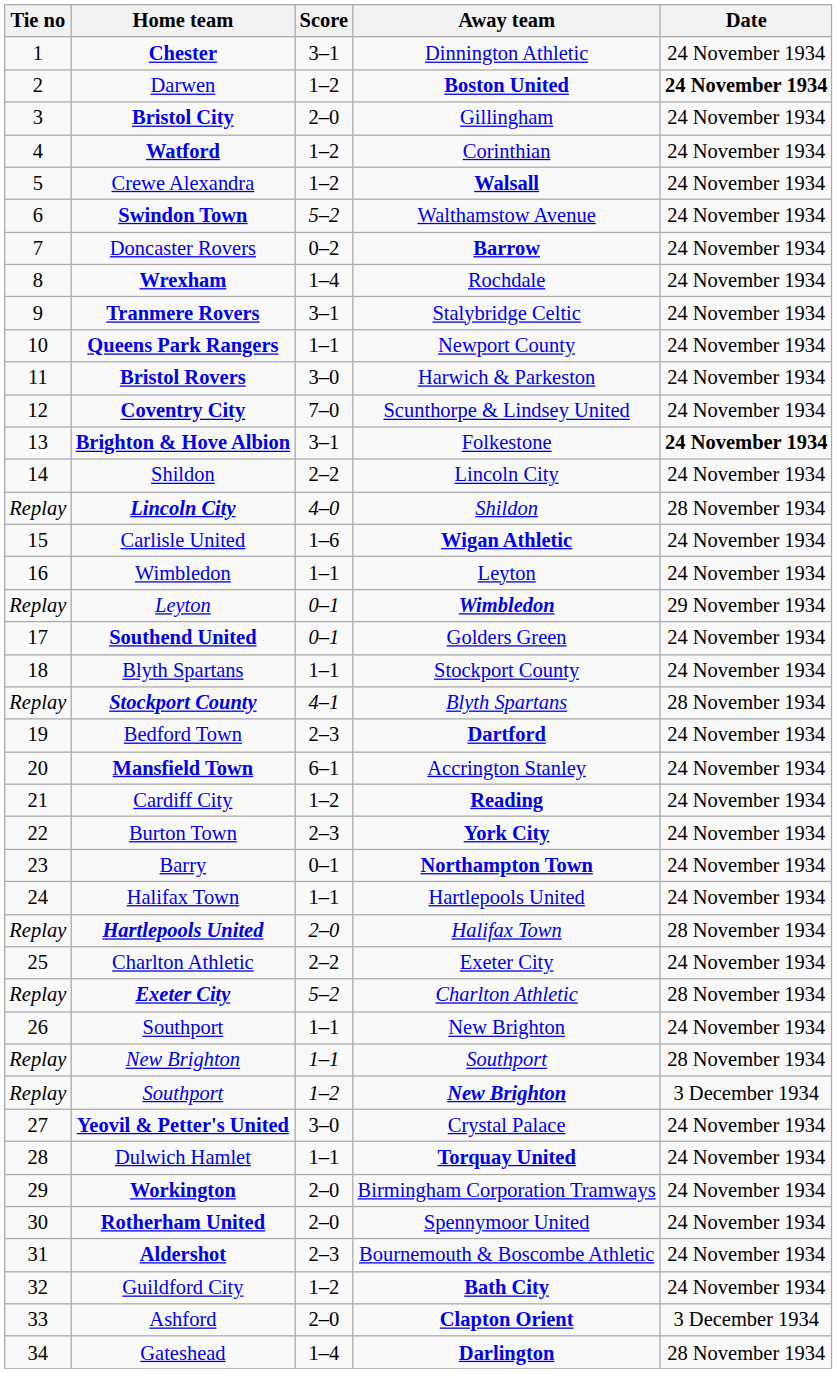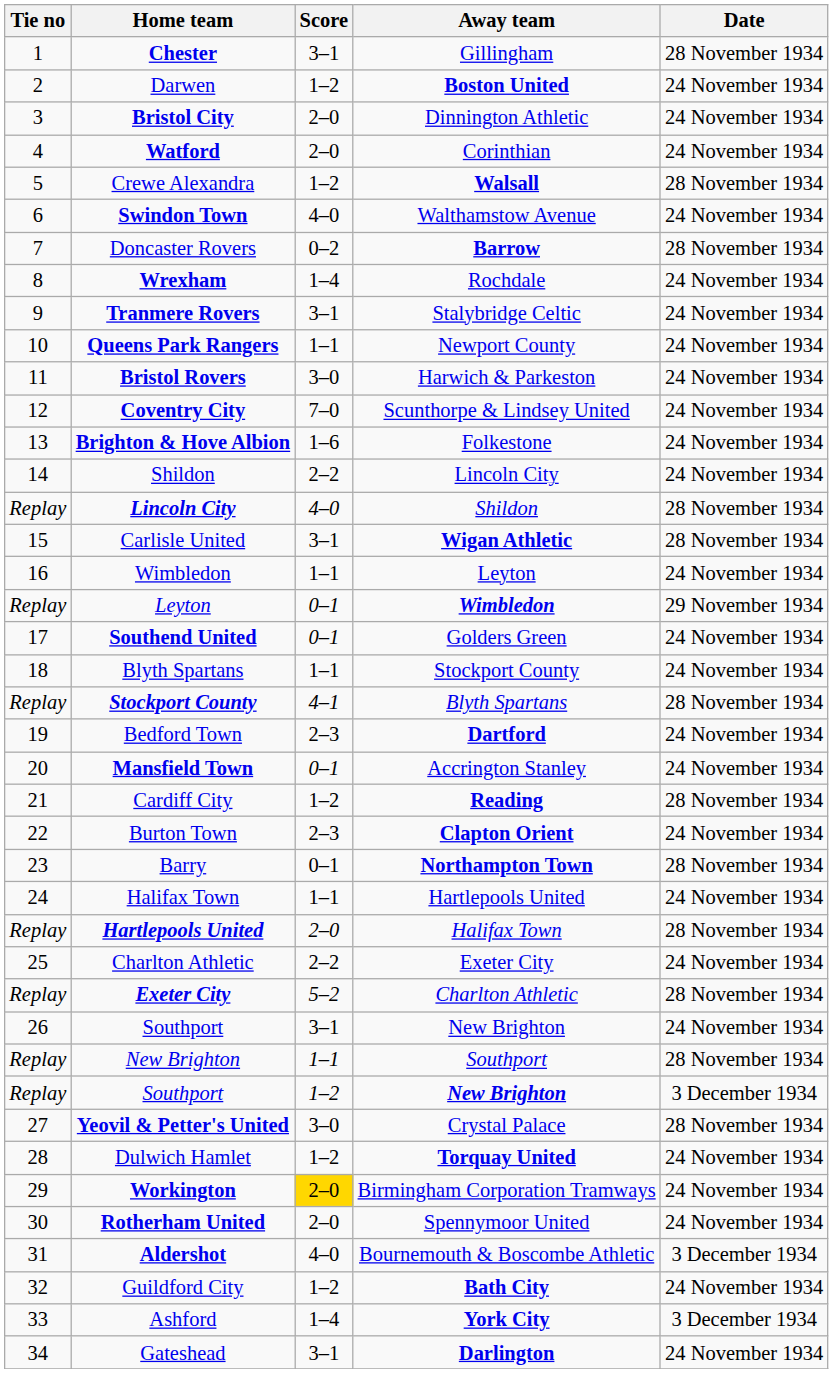(507, 53) Dinnington Athletic -> (507, 53) Gillingham
(746, 53) 24 November 1934 -> (744, 53) 28 November 1934
(746, 85) bold -> (744, 85) normal
(507, 118) Gillingham -> (507, 118) Dinnington Athletic
(324, 150) 1–2 -> (324, 150) 2–0
(746, 183) 24 November 1934 -> (744, 183) 28 November 1934
(324, 215) 5–2 -> (324, 215) 4–0
(746, 248) 24 November 1934 -> (744, 248) 28 November 1934
(324, 442) 3–1 -> (324, 442) 1–6
(746, 442) bold -> (744, 442) normal
(324, 540) 1–6 -> (324, 540) 3–1
(746, 540) 24 November 1934 -> (744, 540) 28 November 1934
(324, 767) 6–1 -> (324, 767) 0–1
(746, 800) 24 November 1934 -> (744, 800) 28 November 1934
(507, 832) York City -> (507, 832) Clapton Orient
(746, 865) 24 November 1934 -> (744, 865) 28 November 1934
(324, 1027) 1–1 -> (324, 1027) 3–1
(746, 1125) 24 November 1934 -> (744, 1125) 28 November 1934
(324, 1157) 1–1 -> (324, 1157) 1–2
(324, 1190) no background -> (324, 1190) gold background
(324, 1254) 2–3 -> (324, 1254) 4–0
(746, 1254) 24 November 1934 -> (744, 1254) 3 December 1934
(324, 1319) 2–0 -> (324, 1319) 1–4
(507, 1319) Clapton Orient -> (507, 1319) York City
(324, 1352) 1–4 -> (324, 1352) 3–1
(746, 1352) 28 November 1934 -> (744, 1352) 24 November 1934
